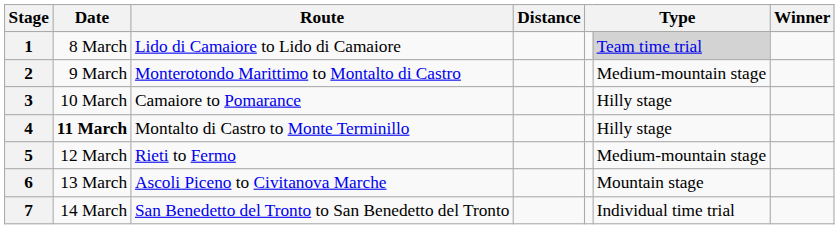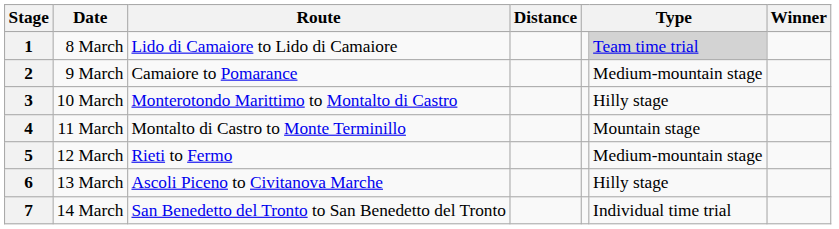(298, 73) Monterotondo Marittimo to Montalto di Castro -> (214, 73) Camaiore to Pomarance
(218, 100) Camaiore to Pomarance -> (294, 100) Monterotondo Marittimo to Montalto di Castro
(92, 127) bold -> (90, 127) normal
(634, 127) Hilly stage -> (647, 127) Mountain stage
(650, 182) Mountain stage -> (631, 182) Hilly stage
